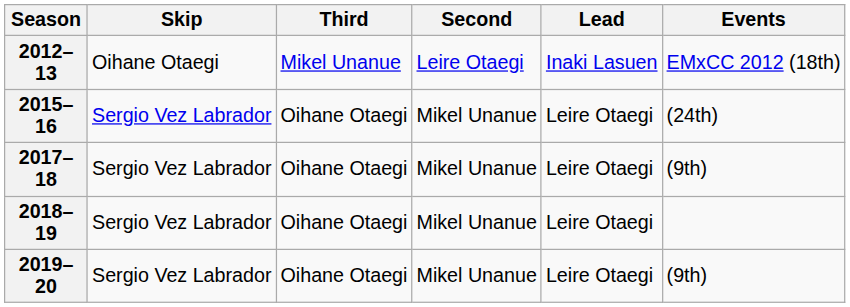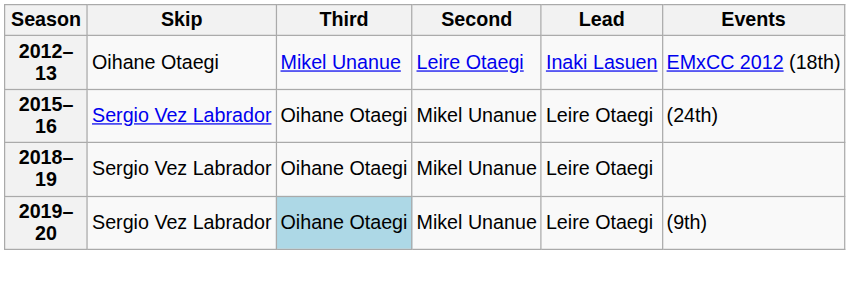- row: (46, 169)
(344, 275) no background -> (344, 222) lightblue background
